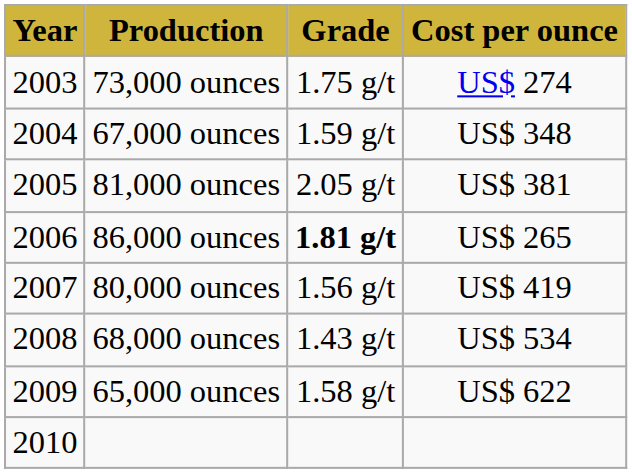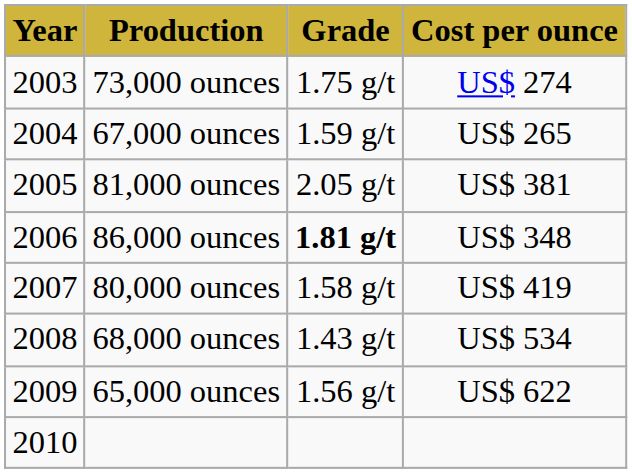(515, 133) US$ 348 -> (515, 133) US$ 265
(515, 236) US$ 265 -> (515, 236) US$ 348
(346, 287) 1.56 g/t -> (346, 287) 1.58 g/t
(346, 390) 1.58 g/t -> (346, 390) 1.56 g/t
